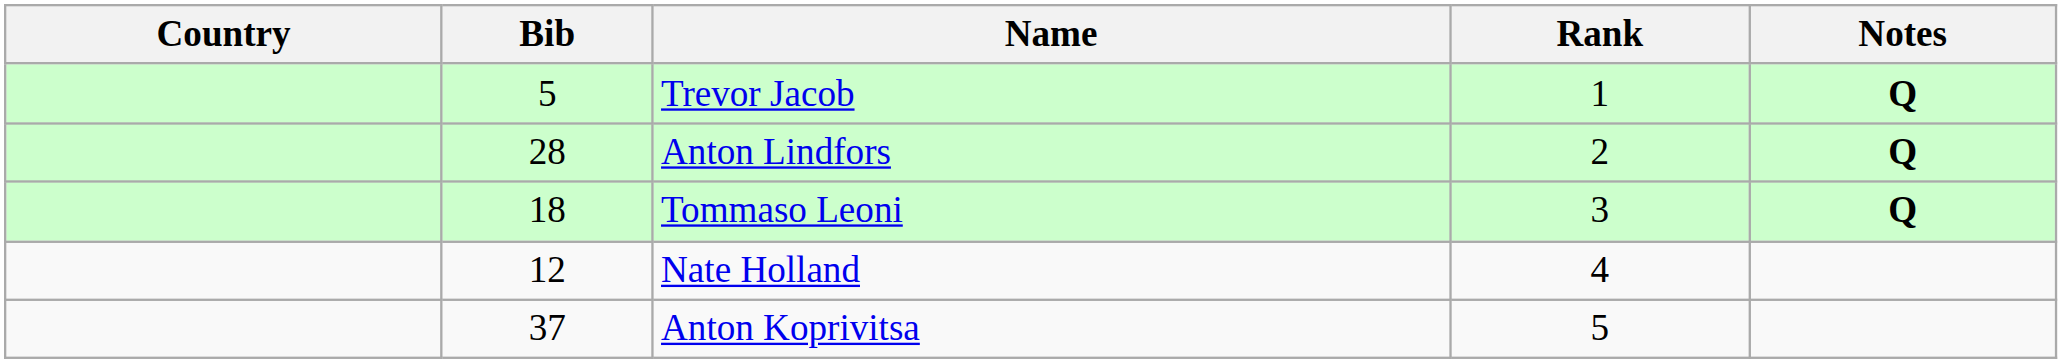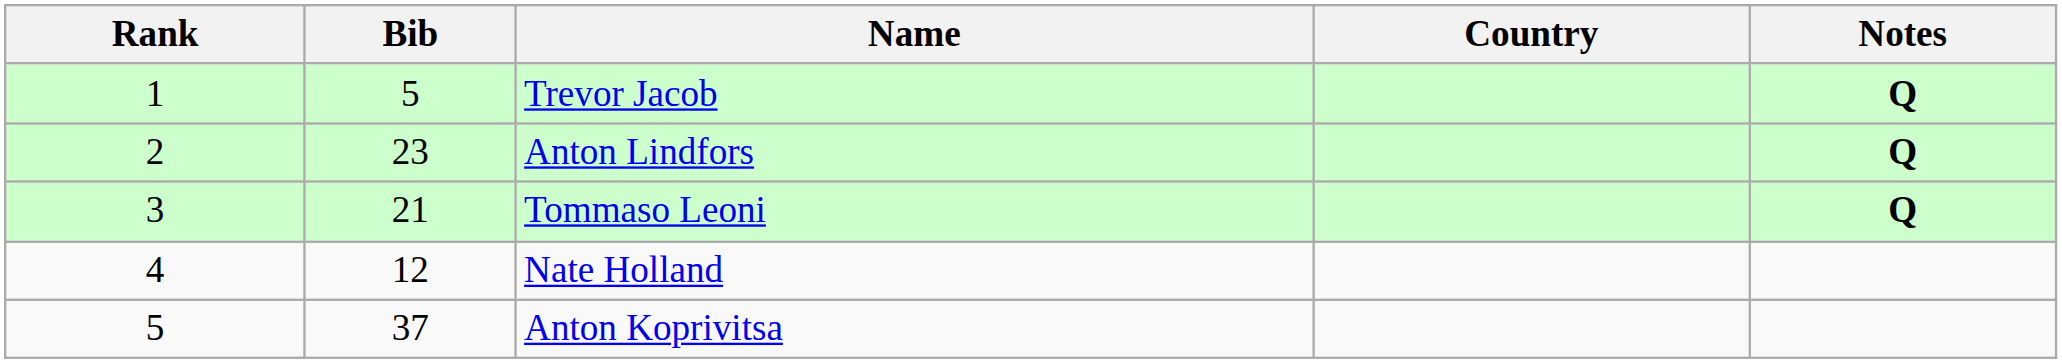columns swapped: (1600, 33) <-> (224, 33)
(547, 151) 28 -> (410, 151) 23
(547, 210) 18 -> (410, 210) 21
